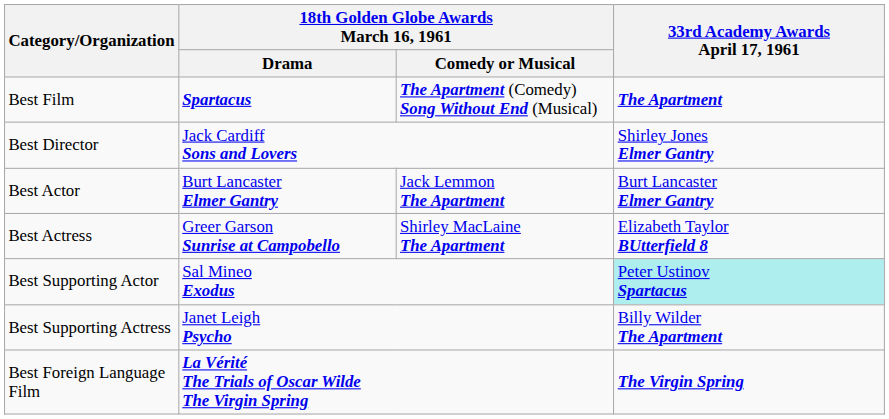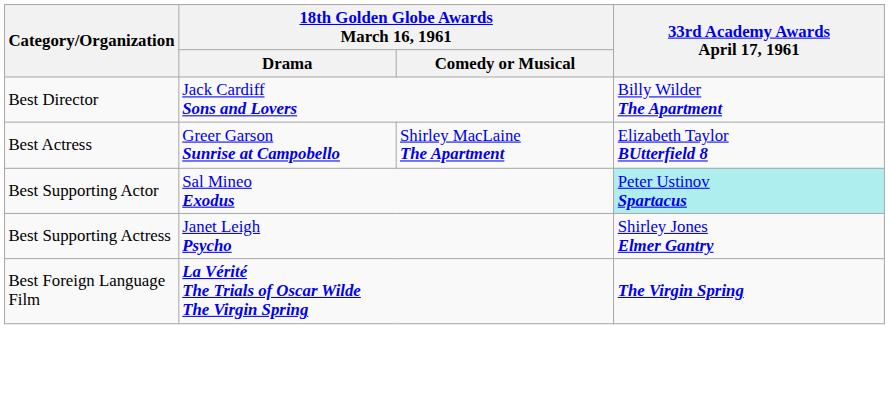- row: (41, 99)
(666, 145) Shirley Jones Elmer Gantry -> (670, 99) Billy Wilder The Apartment
- row: (44, 190)
(670, 327) Billy Wilder The Apartment -> (666, 236) Shirley Jones Elmer Gantry
